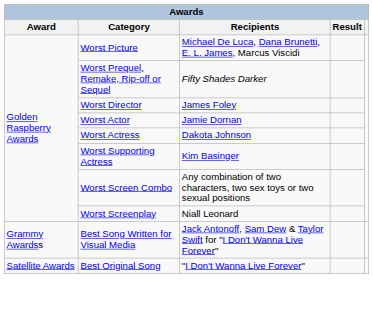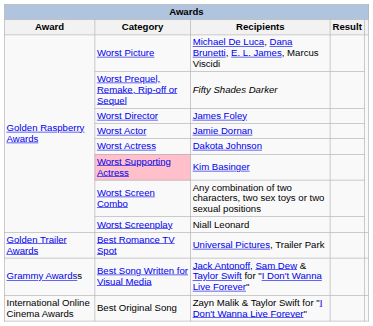(117, 156) no background -> (134, 167) pink background
+ row: (259, 245)
+ row: (257, 308)
- row: (243, 265)
